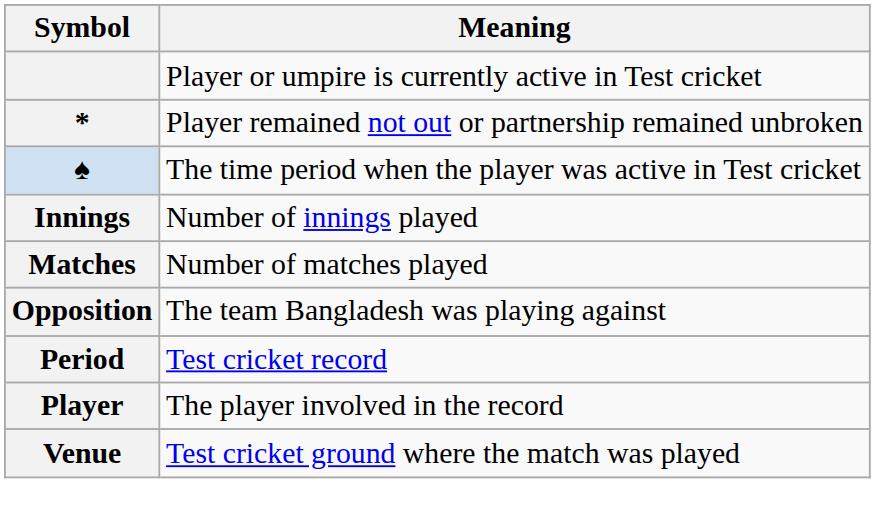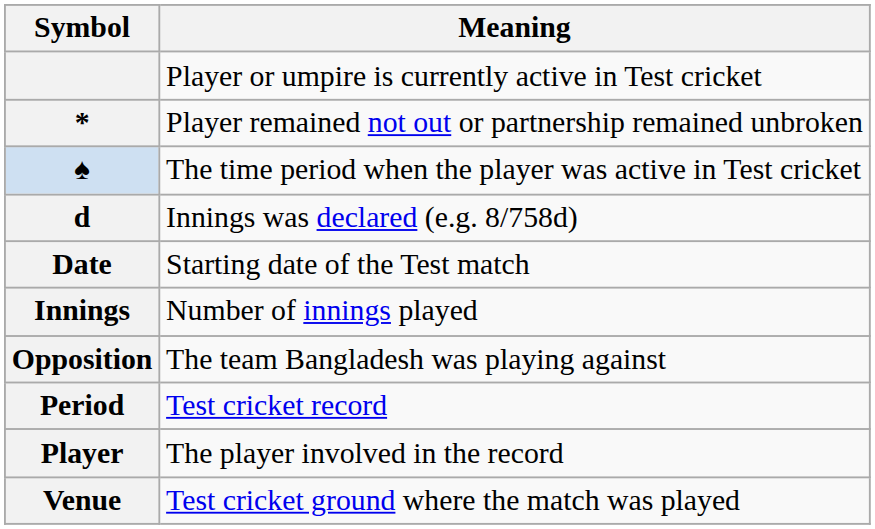+ row: (82, 216)
+ row: (82, 264)
- row: (82, 264)
